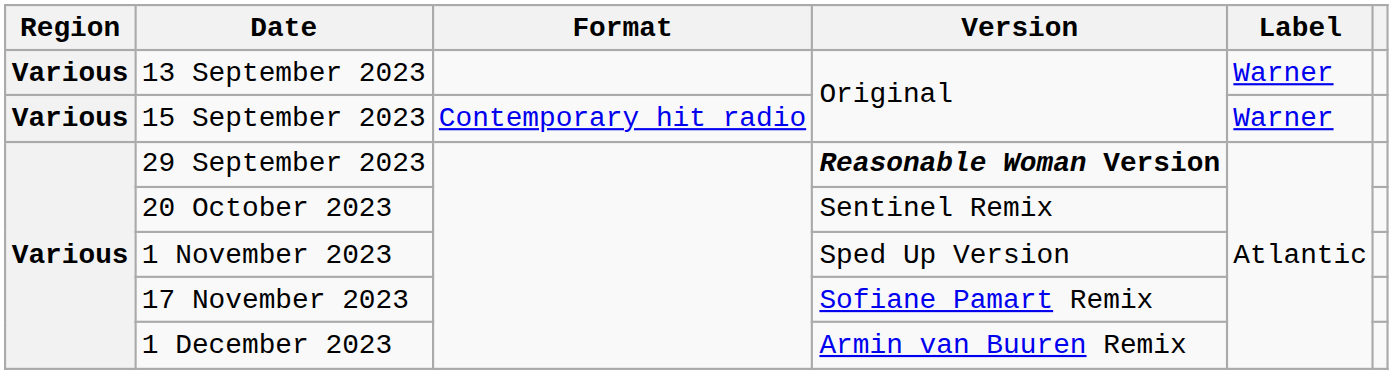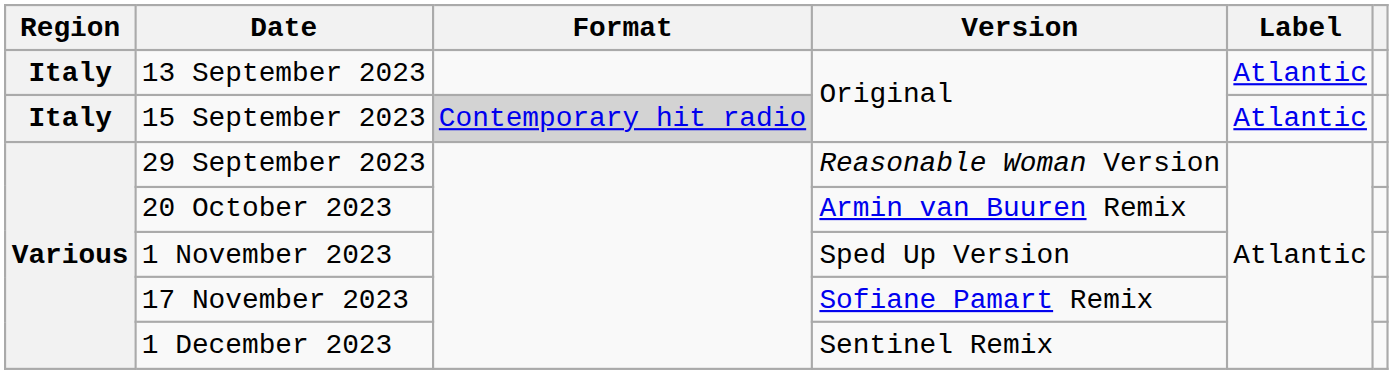(70, 73) Various -> (70, 73) Italy
(1283, 73) Warner -> (1300, 73) Atlantic
(70, 118) Various -> (70, 118) Italy
(623, 118) no background -> (623, 118) lightgrey background
(1283, 118) Warner -> (1300, 118) Atlantic
(1020, 164) bold -> (1020, 164) normal
(936, 209) Sentinel Remix -> (1003, 209) Armin van Buuren Remix
(1003, 345) Armin van Buuren Remix -> (936, 345) Sentinel Remix
